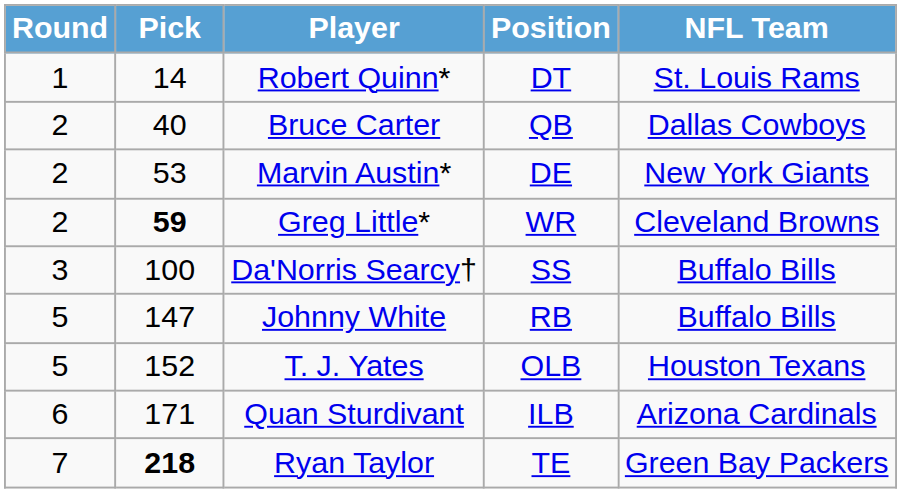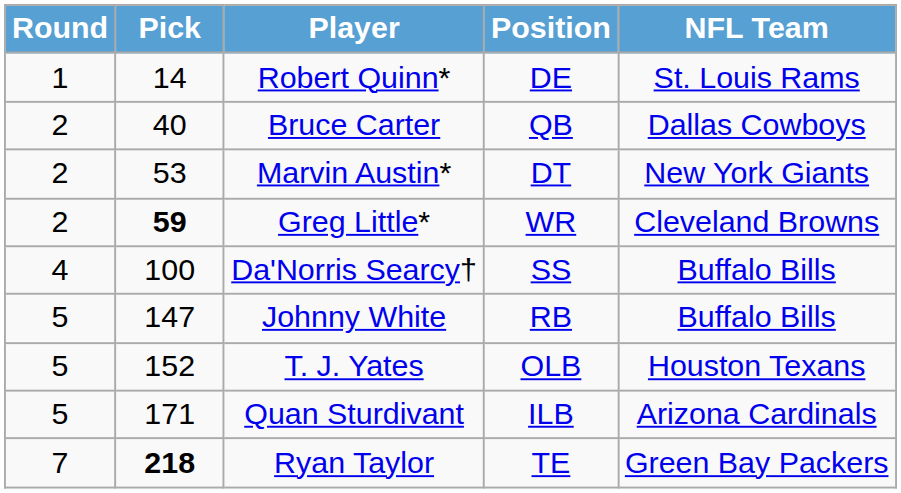(551, 76) DT -> (551, 76) DE
(551, 173) DE -> (551, 173) DT
(60, 269) 3 -> (60, 269) 4
(60, 414) 6 -> (60, 414) 5
